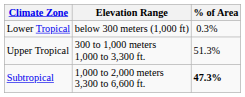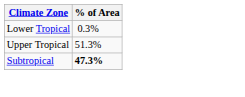- column: (132, 12)
